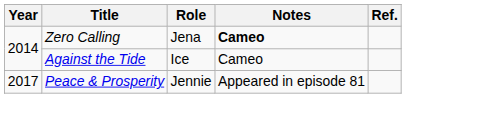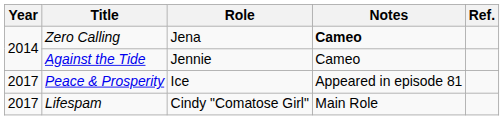(180, 59) Ice -> (191, 59) Jennie
(191, 81) Jennie -> (180, 81) Ice
+ row: (73, 103)
